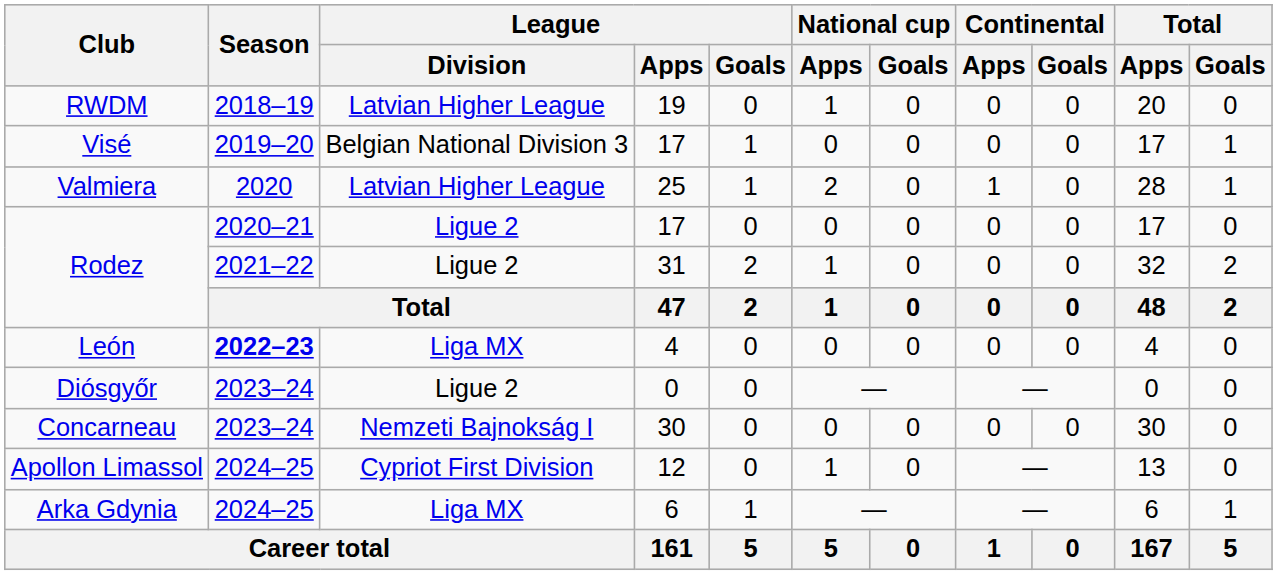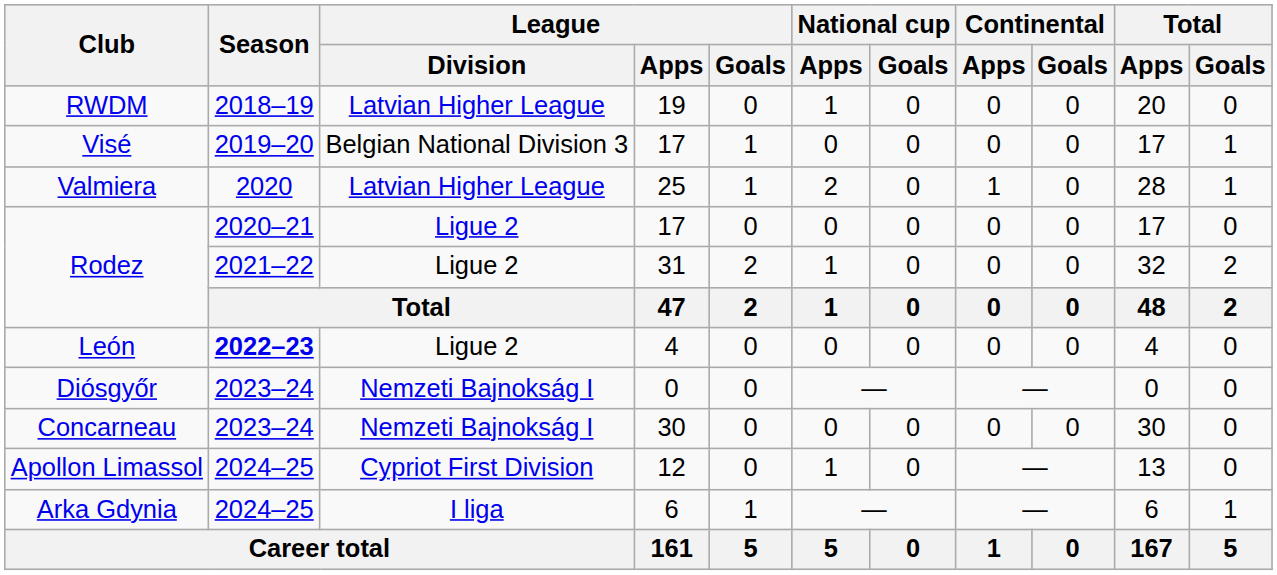(477, 347) Liga MX -> (477, 347) Ligue 2
(477, 387) Ligue 2 -> (477, 387) Nemzeti Bajnokság I
(477, 508) Liga MX -> (477, 508) I liga
